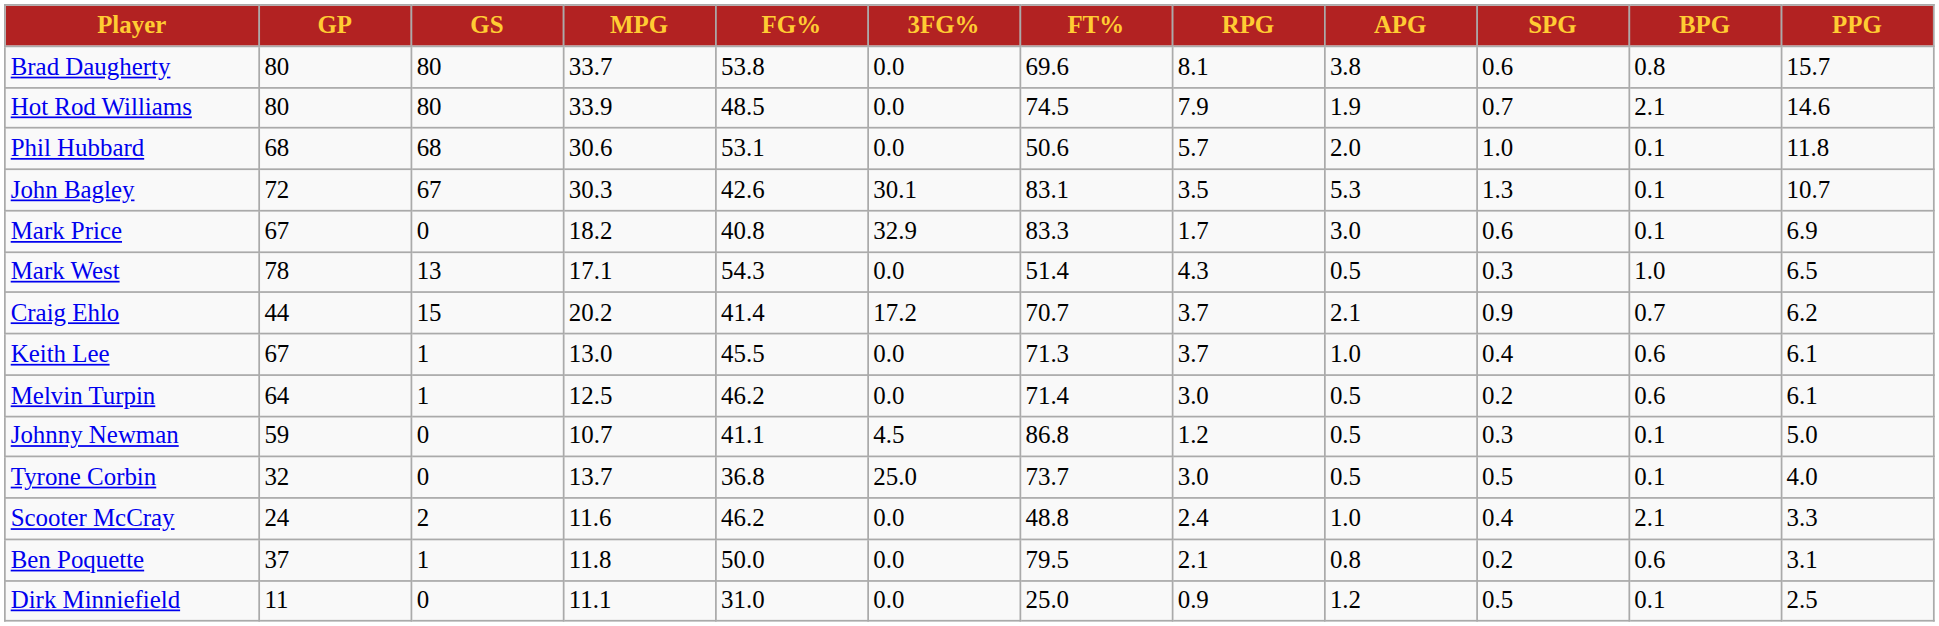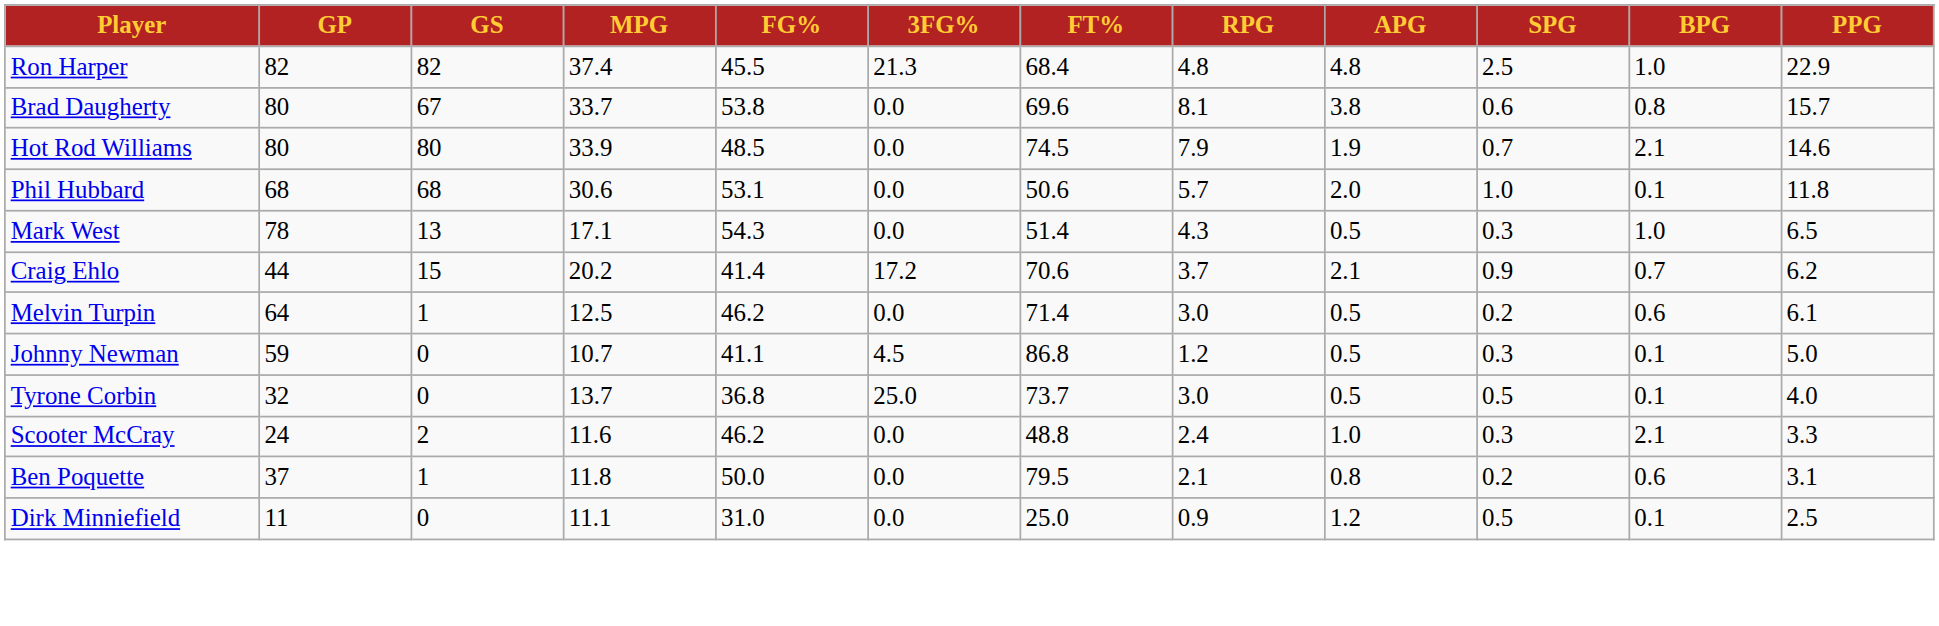+ row: (69, 66)
(429, 66) 80 -> (429, 107) 67
- row: (73, 189)
- row: (66, 230)
(1047, 313) 70.7 -> (1047, 271) 70.6
- row: (60, 354)
(1498, 518) 0.4 -> (1498, 436) 0.3
